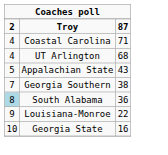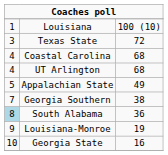+ row: (67, 26)
- row: (67, 26)
+ row: (67, 41)
(123, 41) 71 -> (139, 56) 68
(123, 70) 43 -> (139, 85) 49
(123, 114) 22 -> (139, 129) 19
